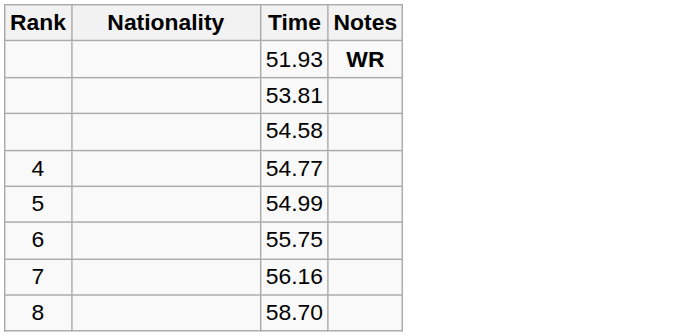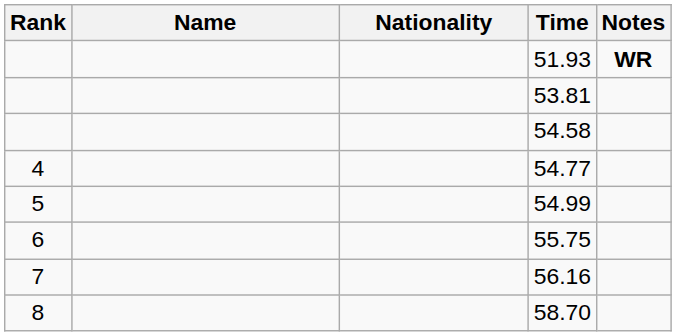+ column: (205, 22)
